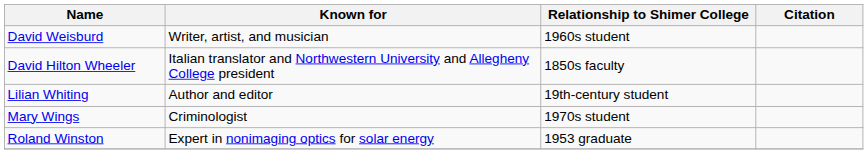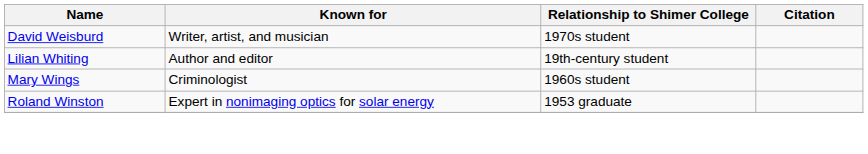(587, 36) 1960s student -> (587, 36) 1970s student
- row: (71, 66)
(587, 116) 1970s student -> (587, 79) 1960s student
